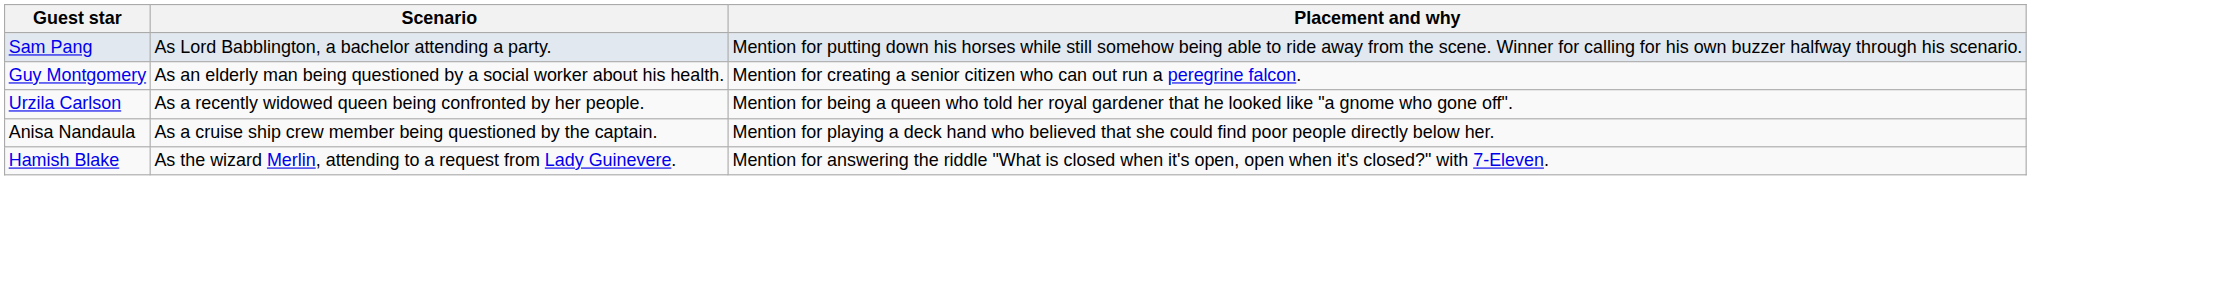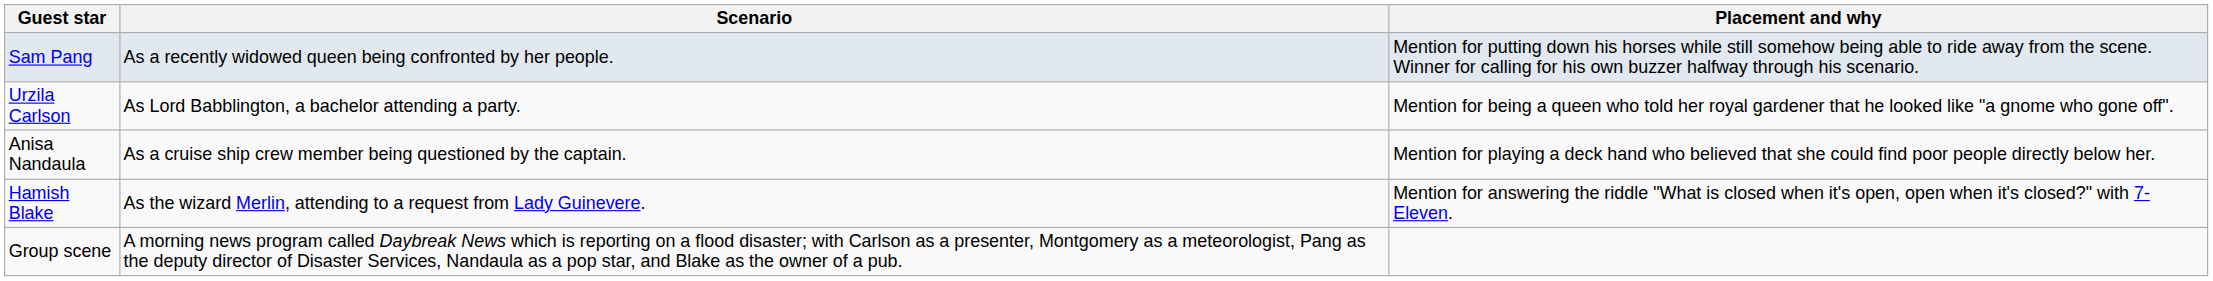(353, 47) As Lord Babblington, a bachelor attending a party. -> (369, 57) As a recently widowed queen being confronted by her people.
- row: (77, 75)
(399, 103) As a recently widowed queen being confronted by her people. -> (322, 105) As Lord Babblington, a bachelor attending a party.
+ row: (60, 251)
